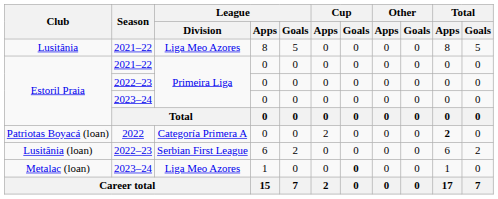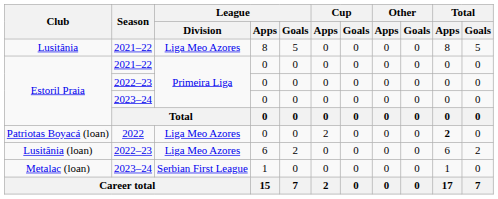(202, 133) Categoría Primera A -> (202, 133) Liga Meo Azores
(202, 151) Serbian First League -> (202, 151) Liga Meo Azores
(202, 168) Liga Meo Azores -> (202, 168) Serbian First League
(356, 168) bold -> (356, 168) normal
